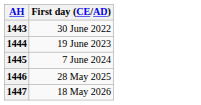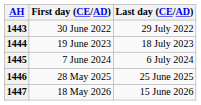+ column: (155, 12)
